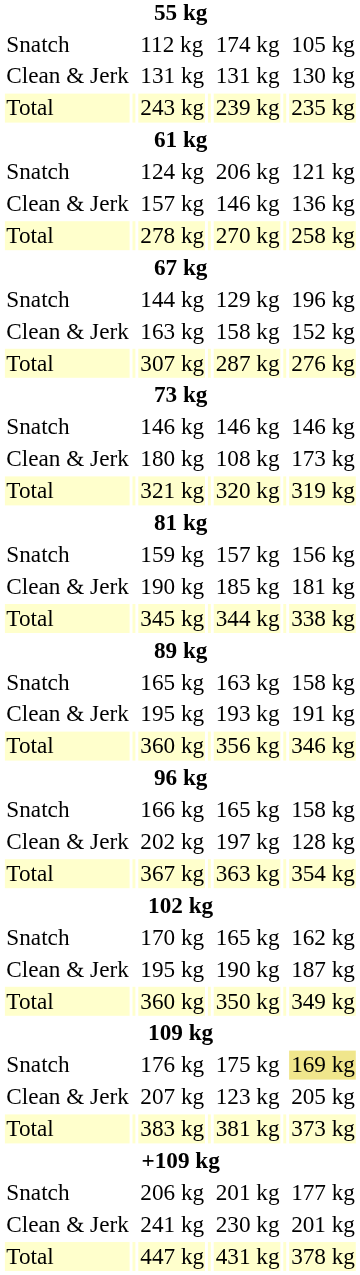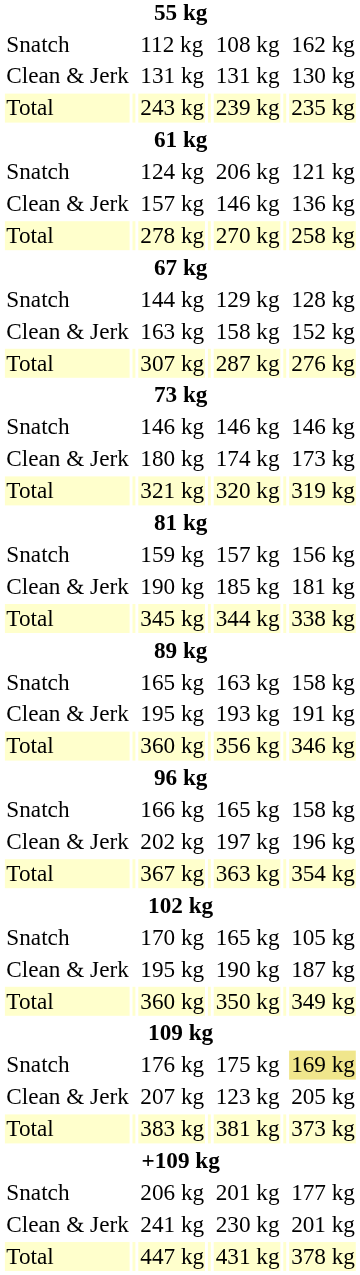(248, 44) 174 kg -> (248, 44) 108 kg
(323, 44) 105 kg -> (323, 44) 162 kg
(323, 299) 196 kg -> (323, 299) 128 kg
(248, 458) 108 kg -> (248, 458) 174 kg
(323, 841) 128 kg -> (323, 841) 196 kg
(323, 937) 162 kg -> (323, 937) 105 kg
